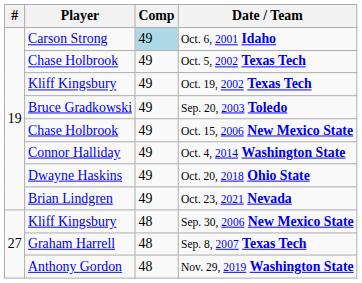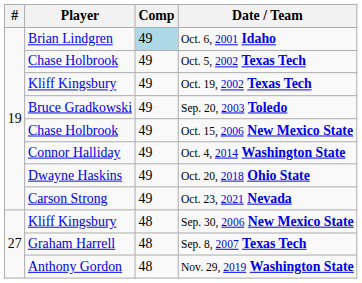(68, 39) Carson Strong -> (70, 39) Brian Lindgren
(70, 198) Brian Lindgren -> (68, 198) Carson Strong
